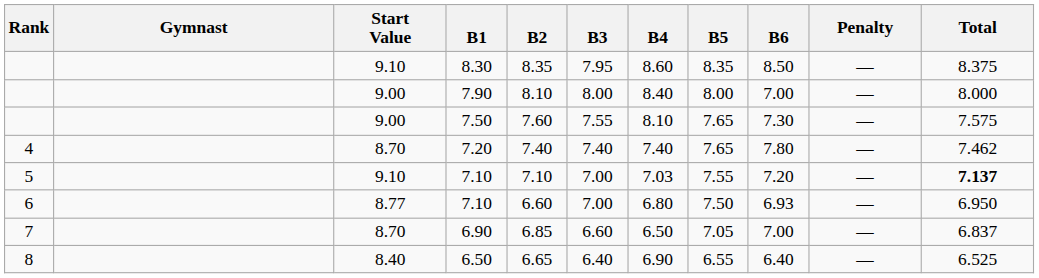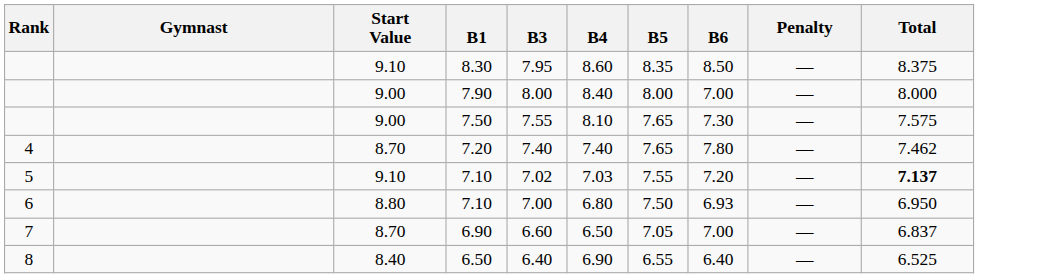- column: (537, 37)
(597, 176) 7.00 -> (537, 176) 7.02
(390, 203) 8.77 -> (390, 203) 8.80
